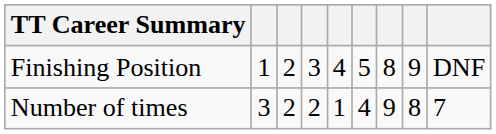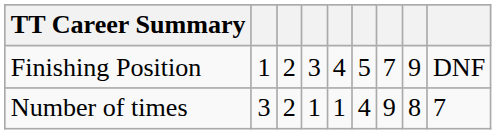(389, 66) 8 -> (389, 66) 7
(314, 107) 2 -> (314, 107) 1
